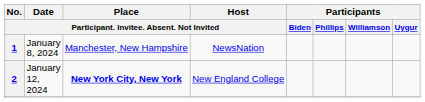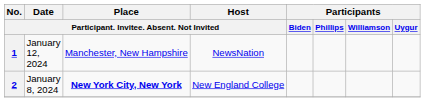(43, 48) January 8, 2024 -> (43, 53) January 12, 2024
(43, 79) January 12, 2024 -> (43, 84) January 8, 2024
